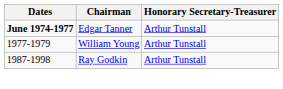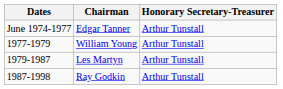(40, 28) bold -> (39, 28) normal
+ row: (99, 60)
